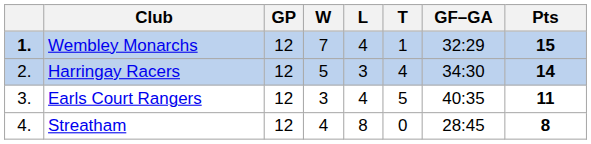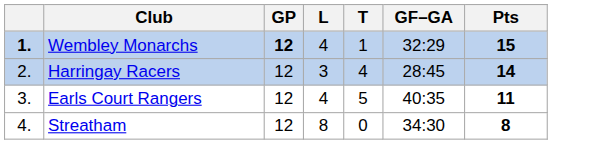- column: (323, 17)
(284, 44) normal -> (284, 44) bold
(463, 71) 34:30 -> (424, 71) 28:45
(463, 125) 28:45 -> (424, 125) 34:30
